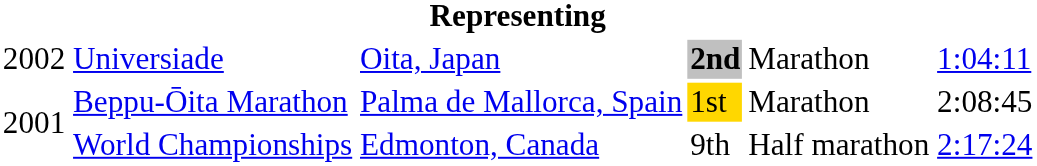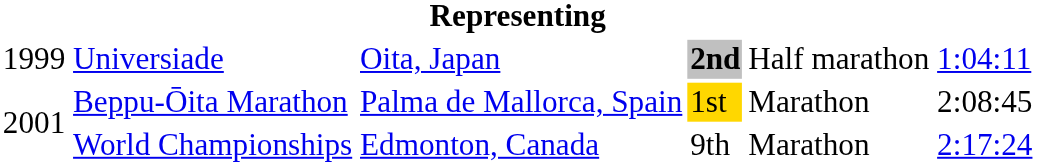(34, 58) 2002 -> (34, 58) 1999
(809, 58) Marathon -> (839, 58) Half marathon
(839, 144) Half marathon -> (809, 144) Marathon
